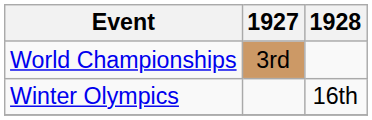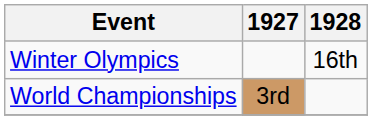rows swapped: (95, 96) <-> (123, 59)
